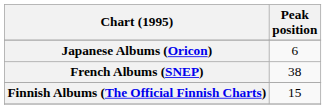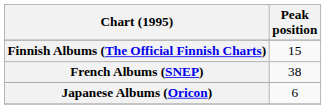rows swapped: (137, 93) <-> (137, 51)
